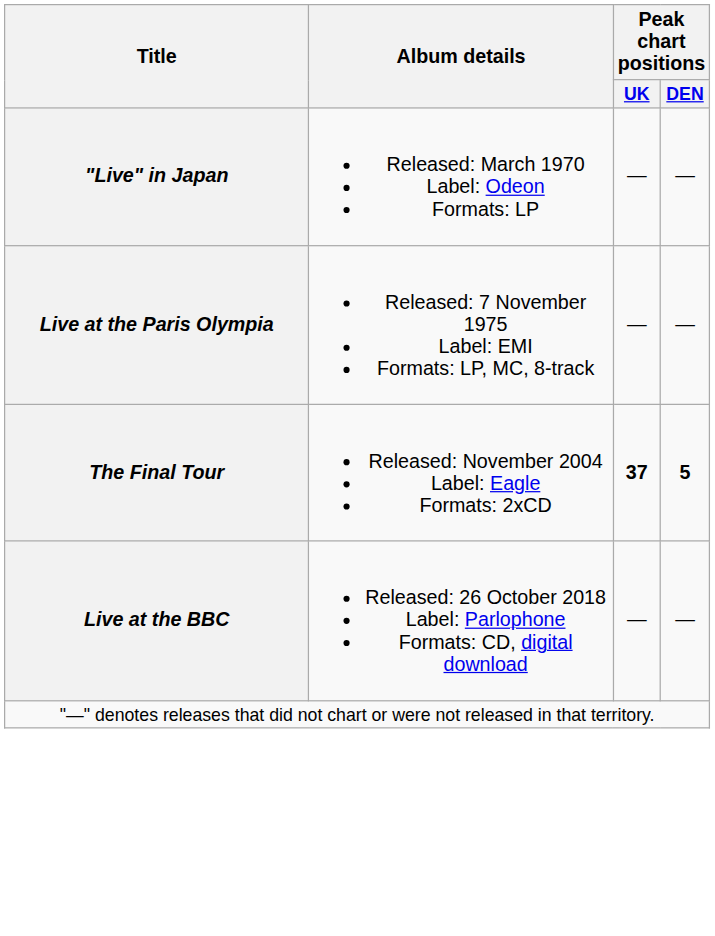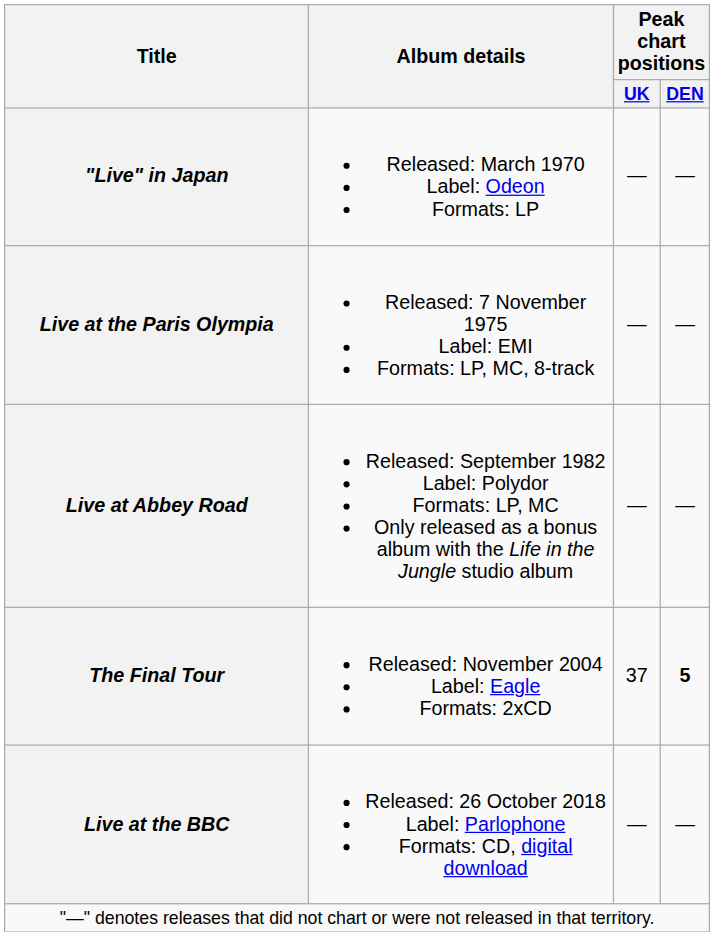+ row: (157, 505)
(637, 472) bold -> (637, 676) normal
